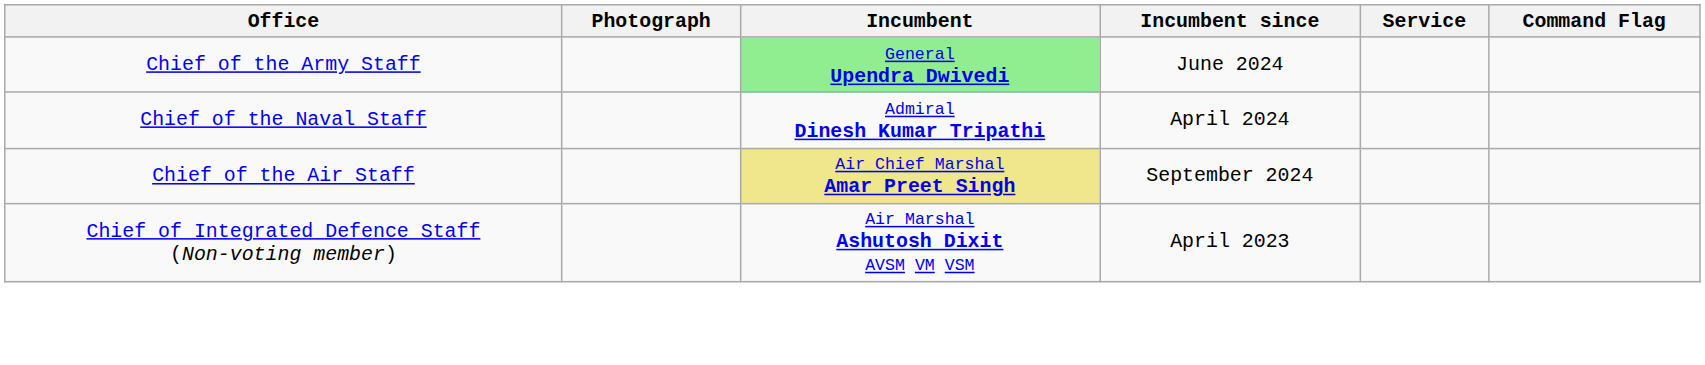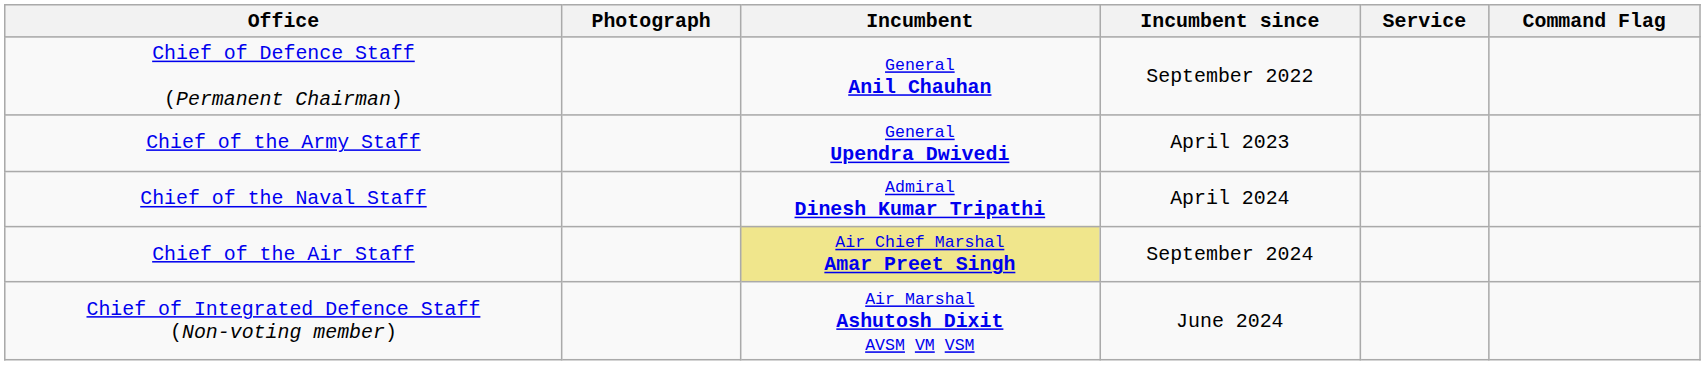+ row: (283, 76)
(920, 65) lightgreen background -> (920, 143) no background
(1230, 65) June 2024 -> (1230, 143) April 2023
(1230, 242) April 2023 -> (1230, 321) June 2024
